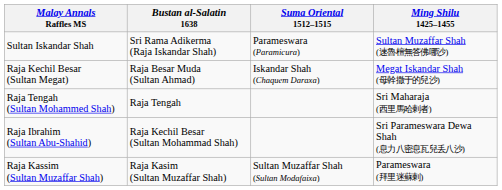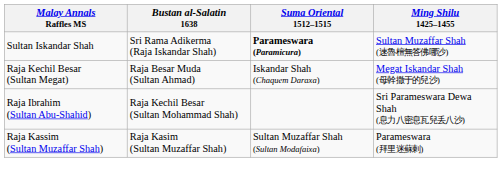(280, 46) normal -> (283, 46) bold
- row: (61, 103)
